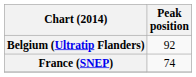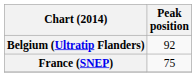(169, 63) 74 -> (169, 63) 75
